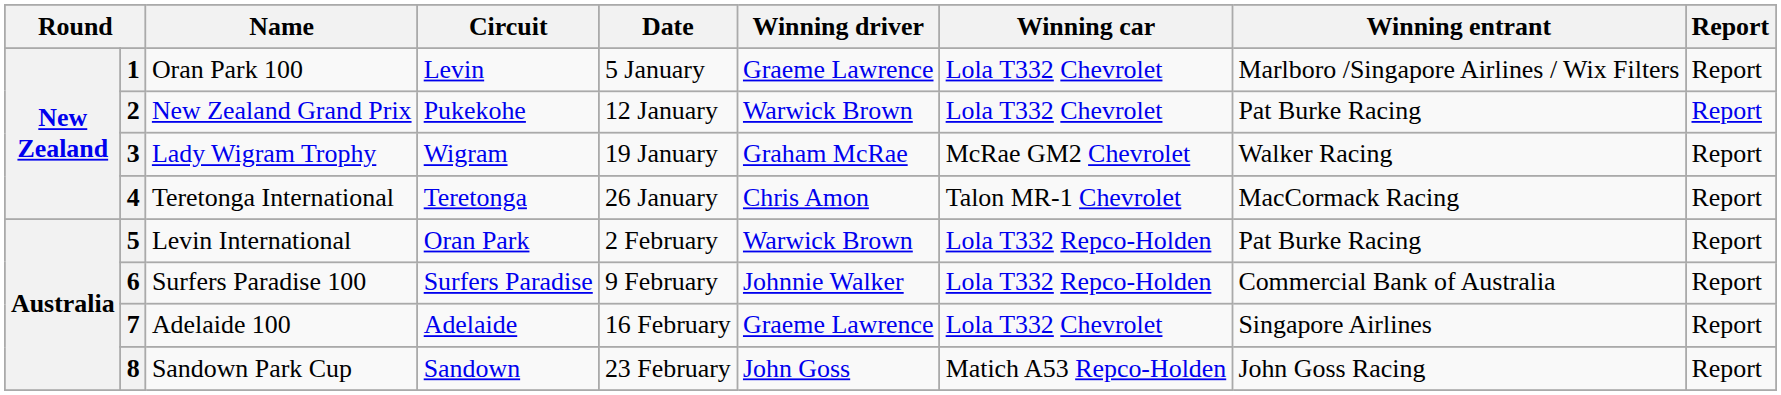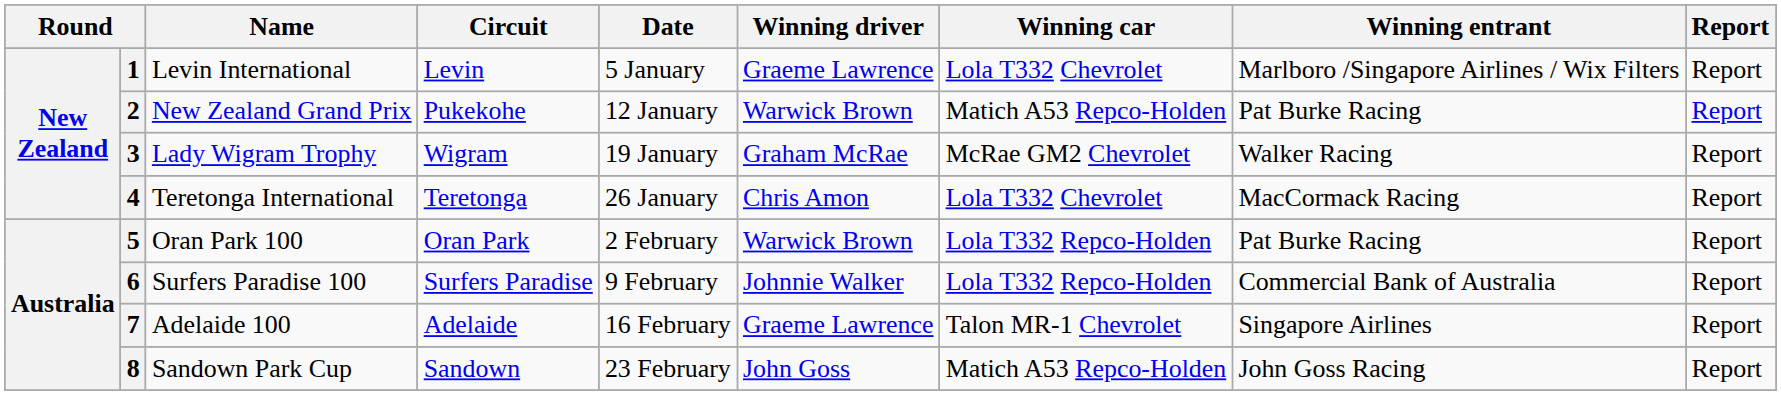(227, 69) Oran Park 100 -> (251, 69) Levin International
(1054, 111) Lola T332 Chevrolet -> (1086, 111) Matich A53 Repco-Holden
(1063, 197) Talon MR-1 Chevrolet -> (1054, 197) Lola T332 Chevrolet
(251, 240) Levin International -> (227, 240) Oran Park 100
(1054, 325) Lola T332 Chevrolet -> (1063, 325) Talon MR-1 Chevrolet
